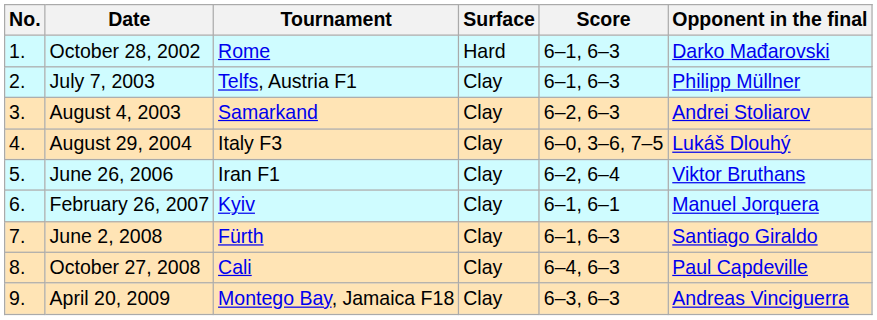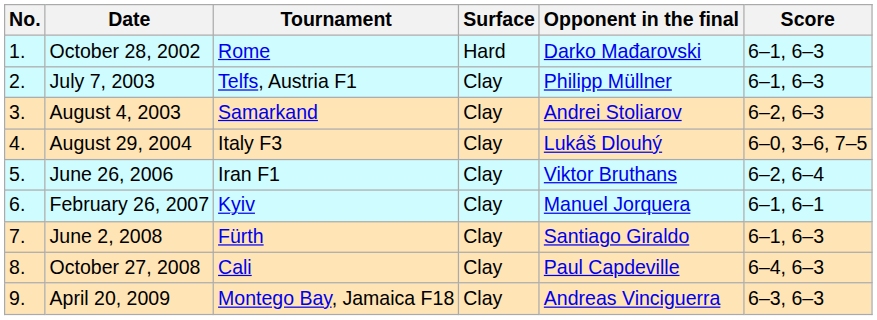columns swapped: (770, 19) <-> (604, 19)
